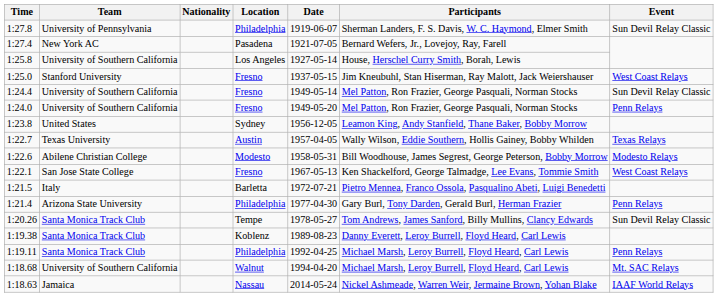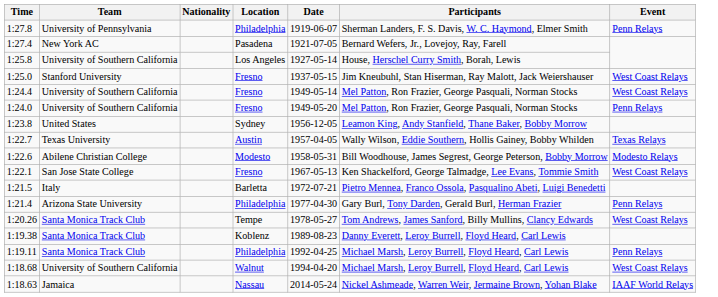(661, 28) Sun Devil Relay Classic -> (637, 28) Penn Relays
(661, 92) Sun Devil Relay Classic -> (650, 92) West Coast Relays
(661, 220) Sun Devil Relay Classic -> (650, 220) West Coast Relays
(645, 268) Mt. SAC Relays -> (650, 268) West Coast Relays
